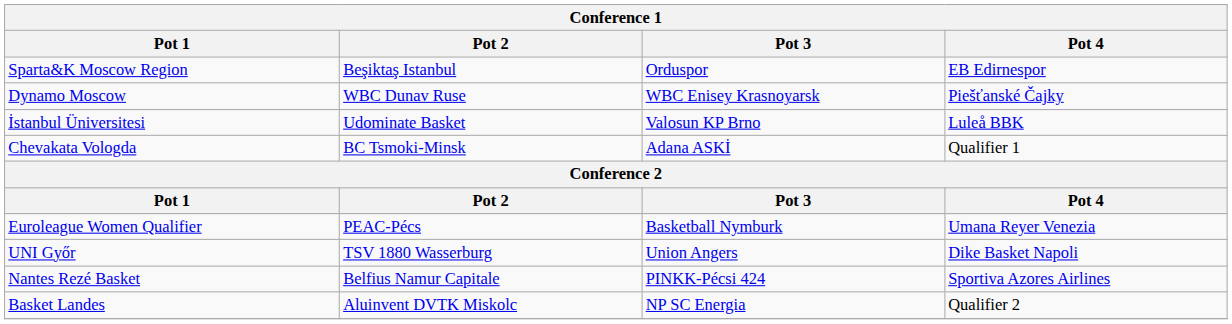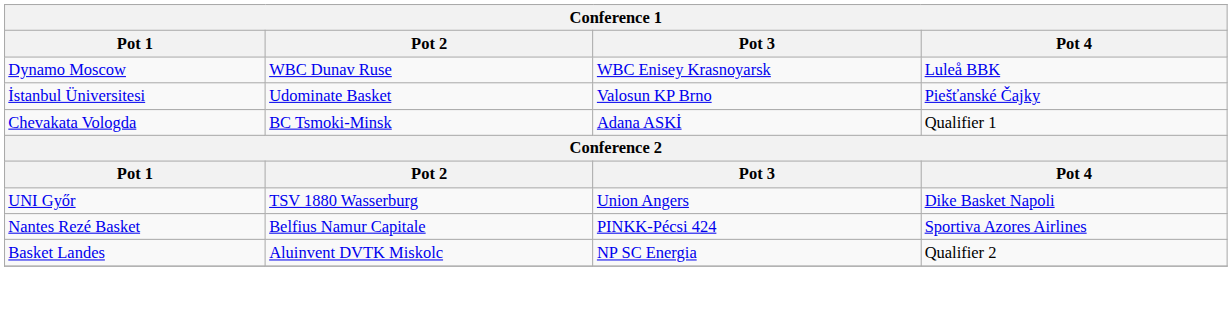- row: (98, 69)
(1006, 95) Piešťanské Čajky -> (962, 69) Luleå BBK
(986, 122) Luleå BBK -> (982, 95) Piešťanské Čajky
- row: (105, 226)
